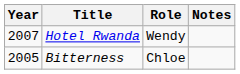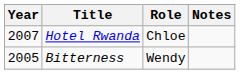(166, 37) Wendy -> (166, 37) Chloe
(166, 58) Chloe -> (166, 58) Wendy
